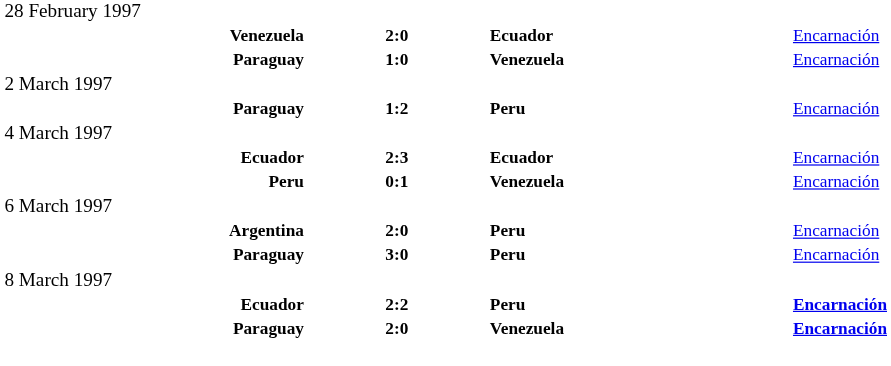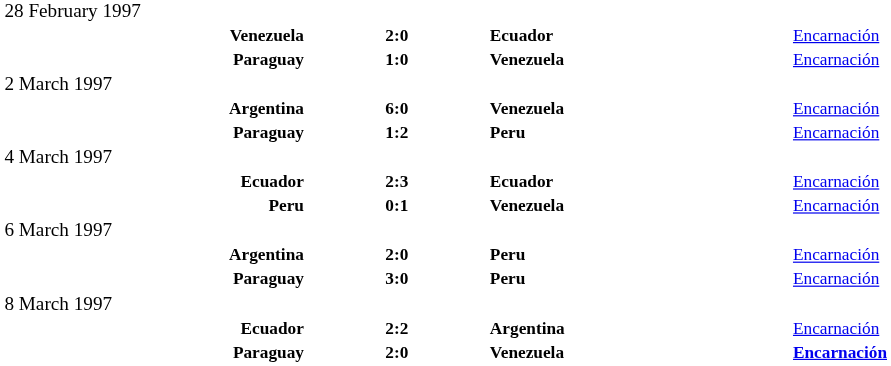+ row: (266, 108)
(508, 304) Peru -> (527, 328) Argentina
(840, 304) bold -> (836, 328) normal
